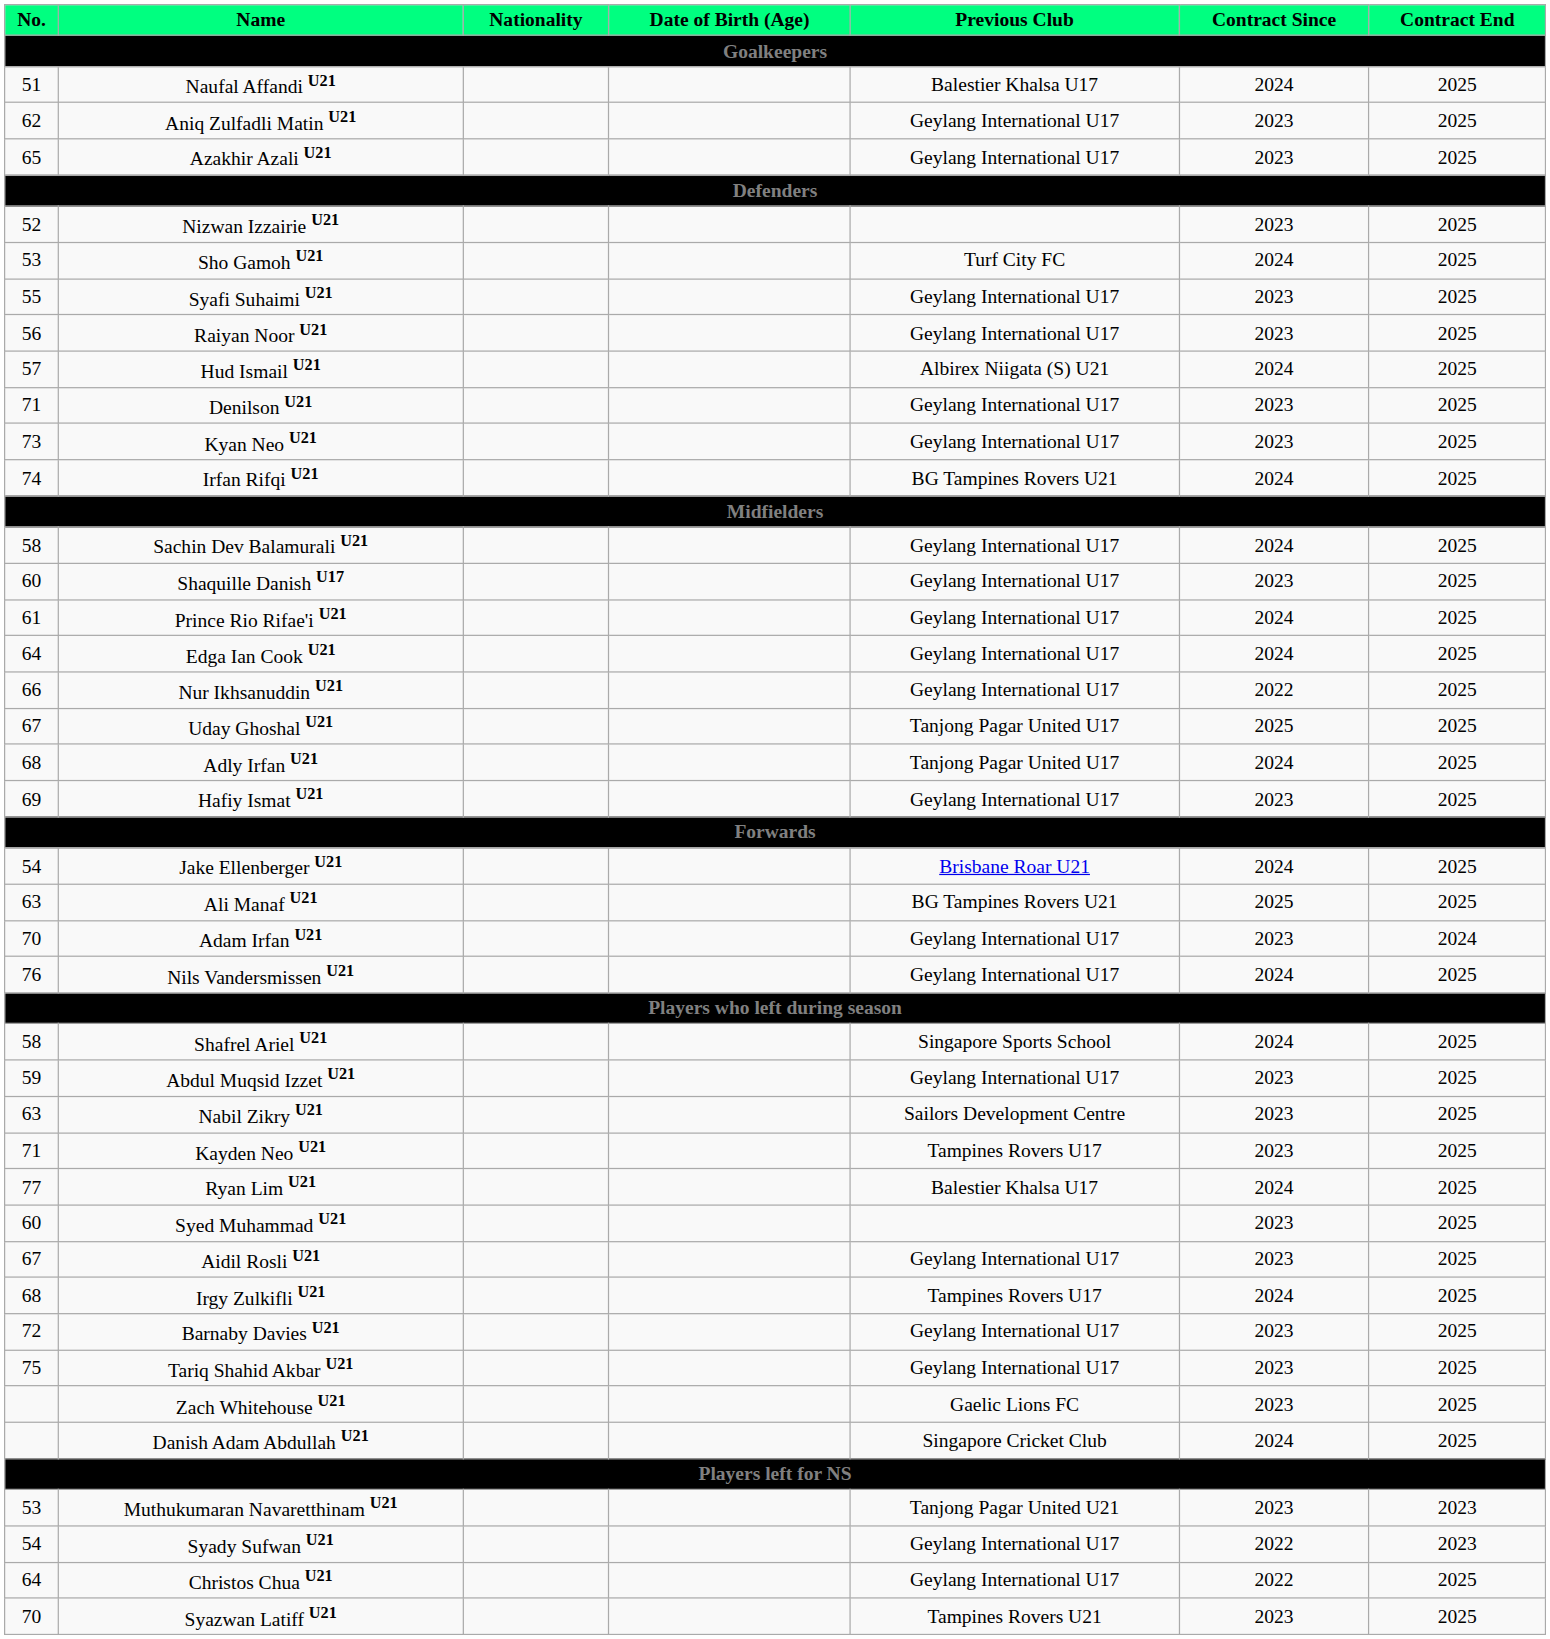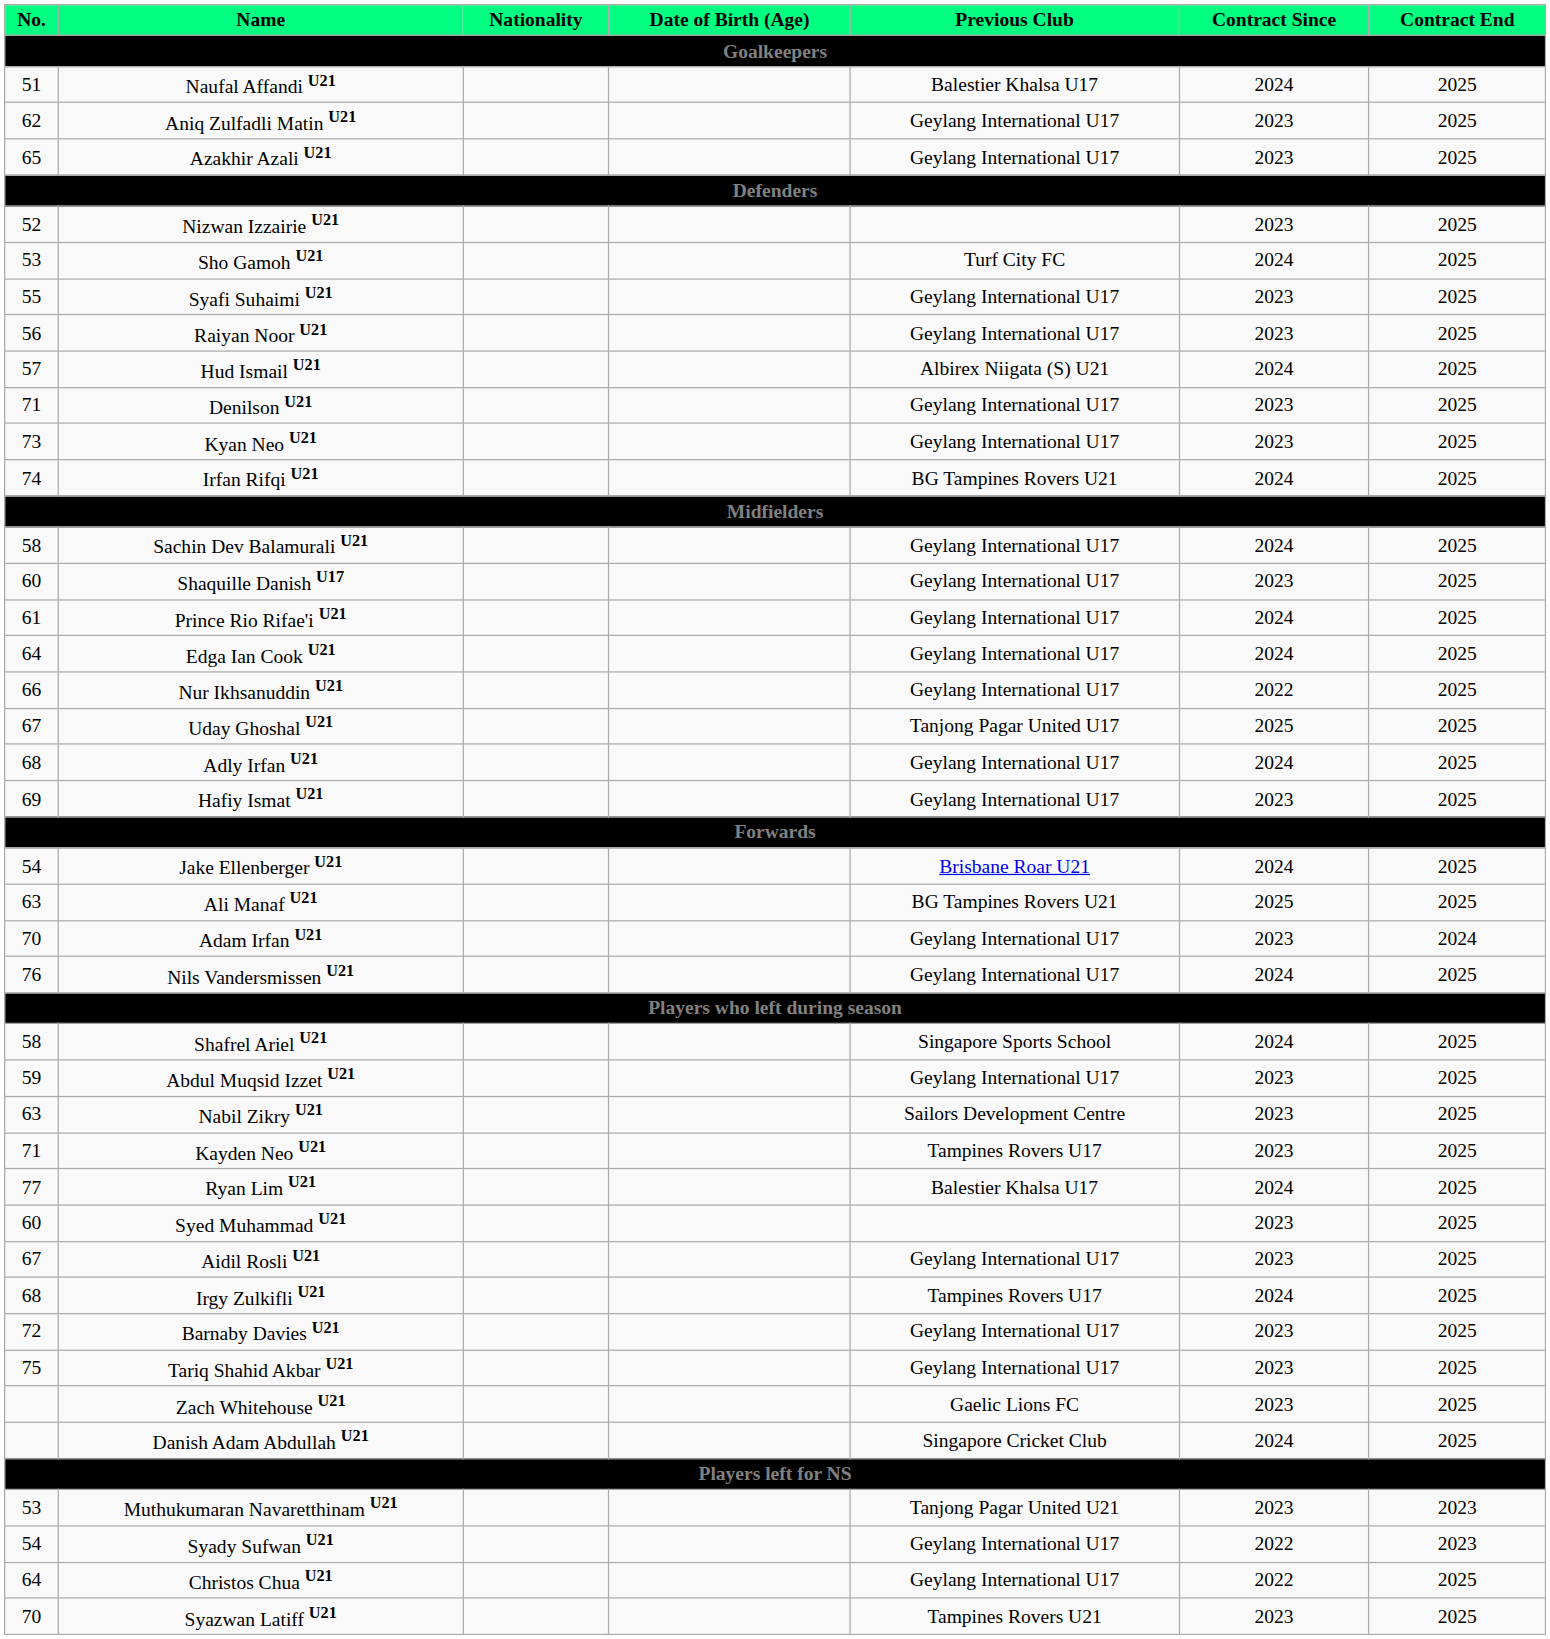(1015, 762) Tanjong Pagar United U17 -> (1015, 762) Geylang International U17
